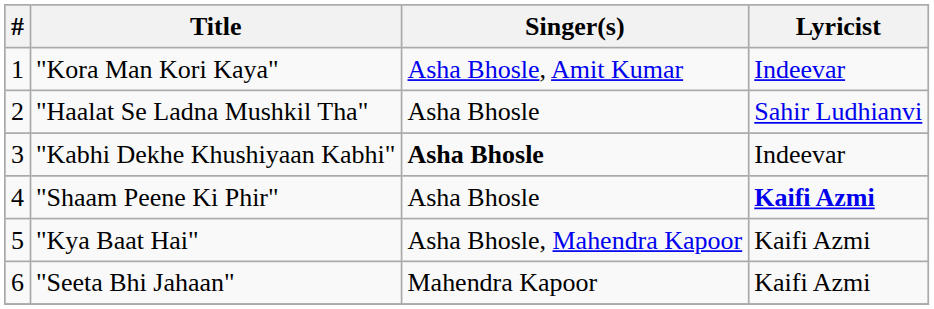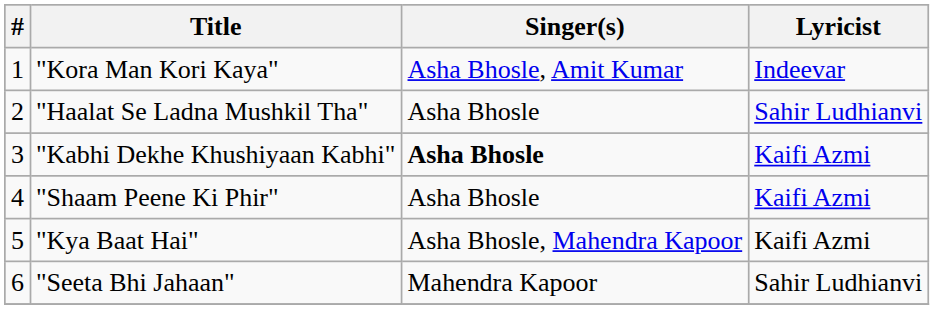(800, 154) Indeevar -> (812, 154) Kaifi Azmi
(814, 197) bold -> (812, 197) normal
(812, 283) Kaifi Azmi -> (838, 283) Sahir Ludhianvi
